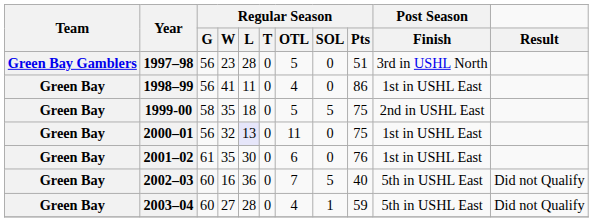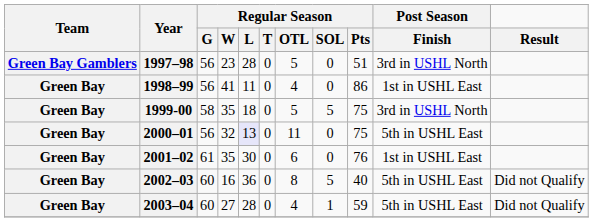(432, 110) 2nd in USHL East -> (432, 110) 3rd in USHL North
(432, 134) 1st in USHL East -> (432, 134) 5th in USHL East
(294, 181) 7 -> (294, 181) 8
